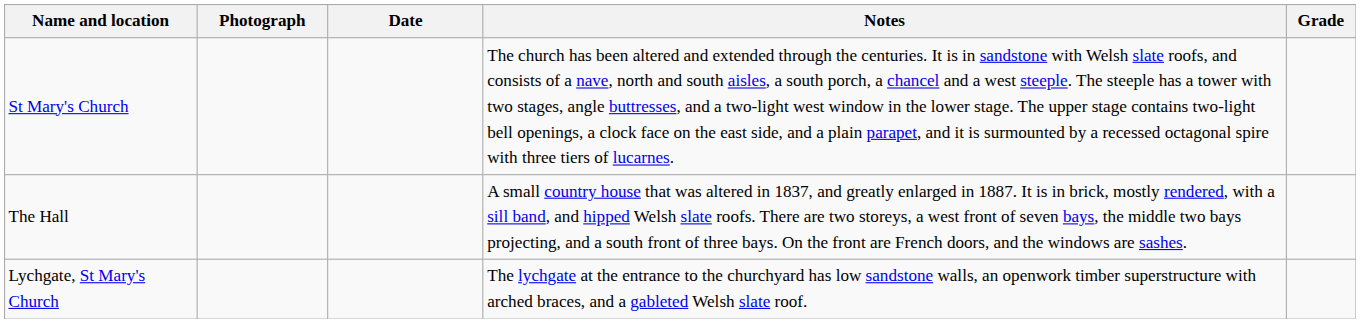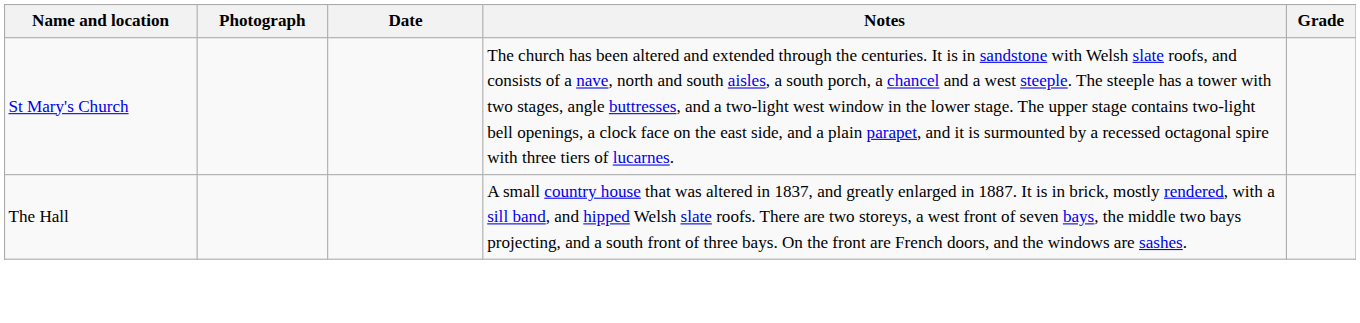- row: (77, 288)
